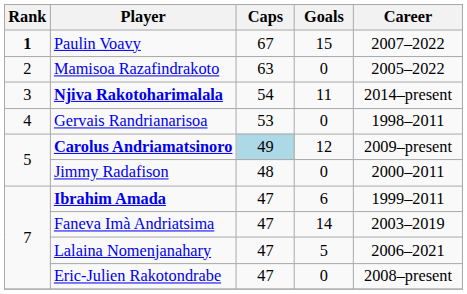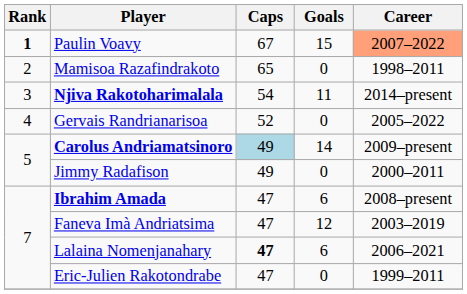(408, 43) no background -> (408, 43) lightsalmon background
(265, 69) 63 -> (265, 69) 65
(408, 69) 2005–2022 -> (408, 69) 1998–2011
(265, 120) 53 -> (265, 120) 52
(408, 120) 1998–2011 -> (408, 120) 2005–2022
(324, 146) 12 -> (324, 146) 14
(265, 172) 48 -> (265, 172) 49
(408, 198) 1999–2011 -> (408, 198) 2008–present
(324, 224) 14 -> (324, 224) 12
(265, 250) normal -> (265, 250) bold
(324, 250) 5 -> (324, 250) 6
(408, 276) 2008–present -> (408, 276) 1999–2011
